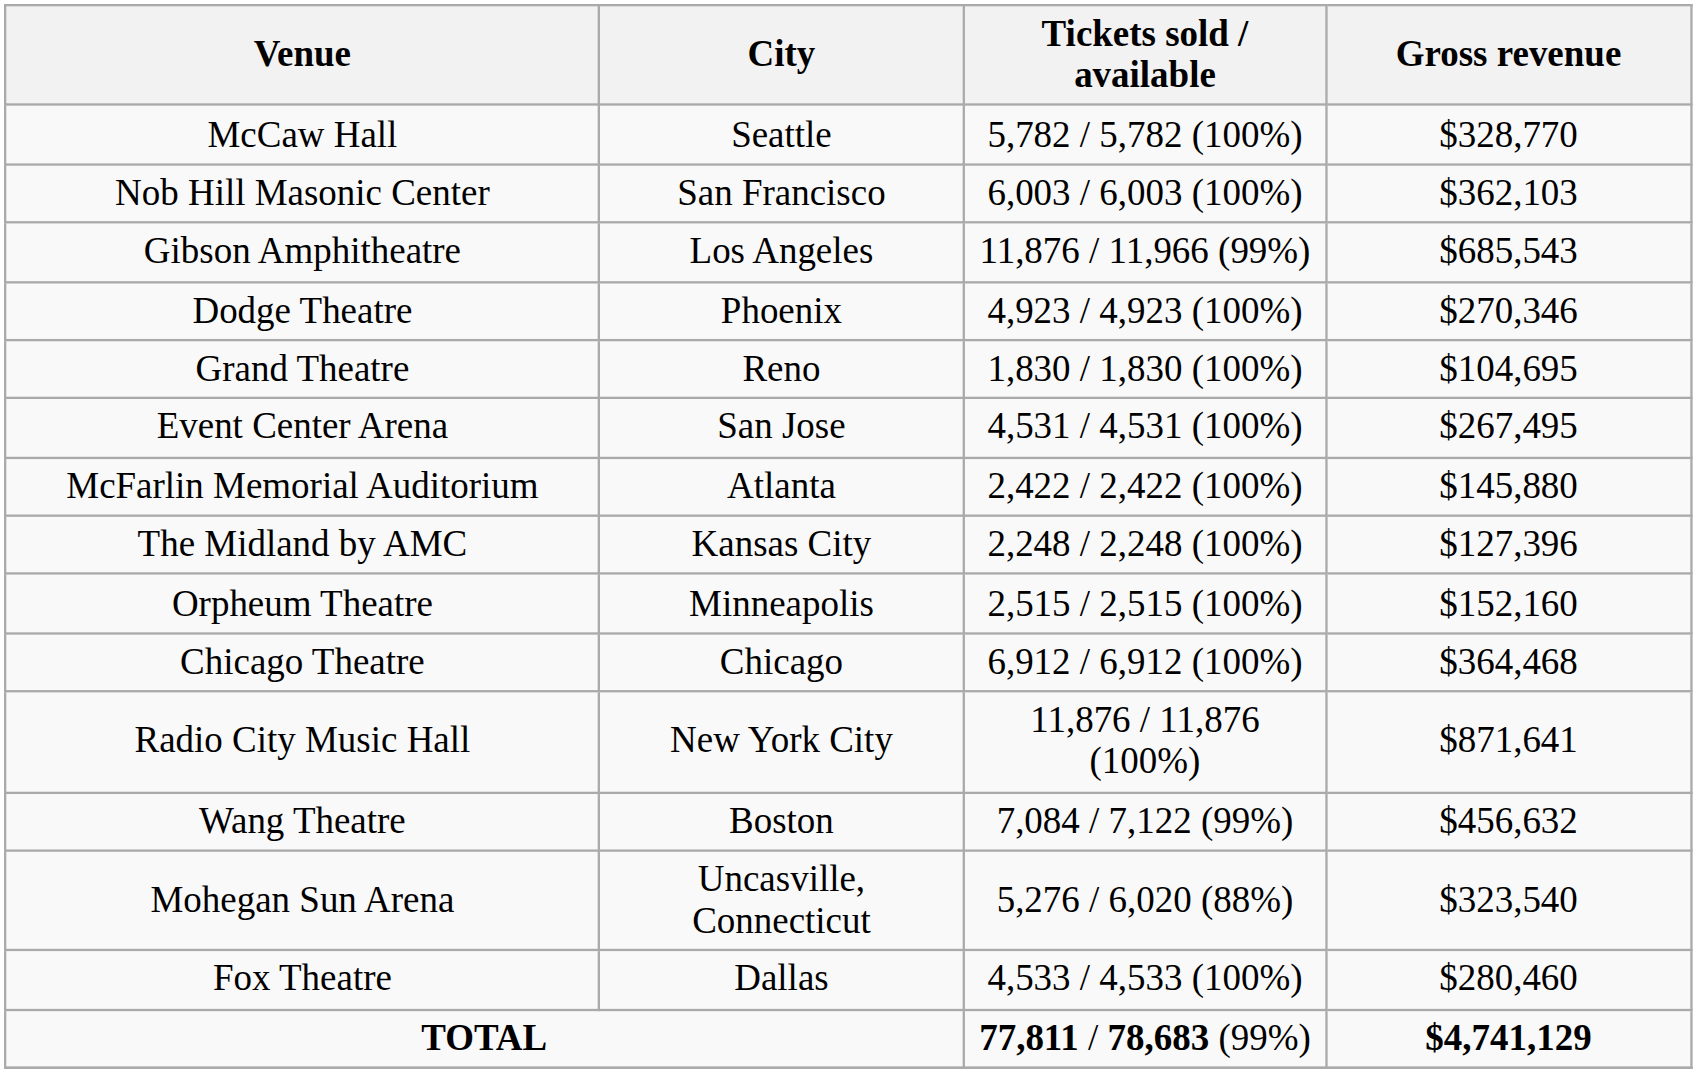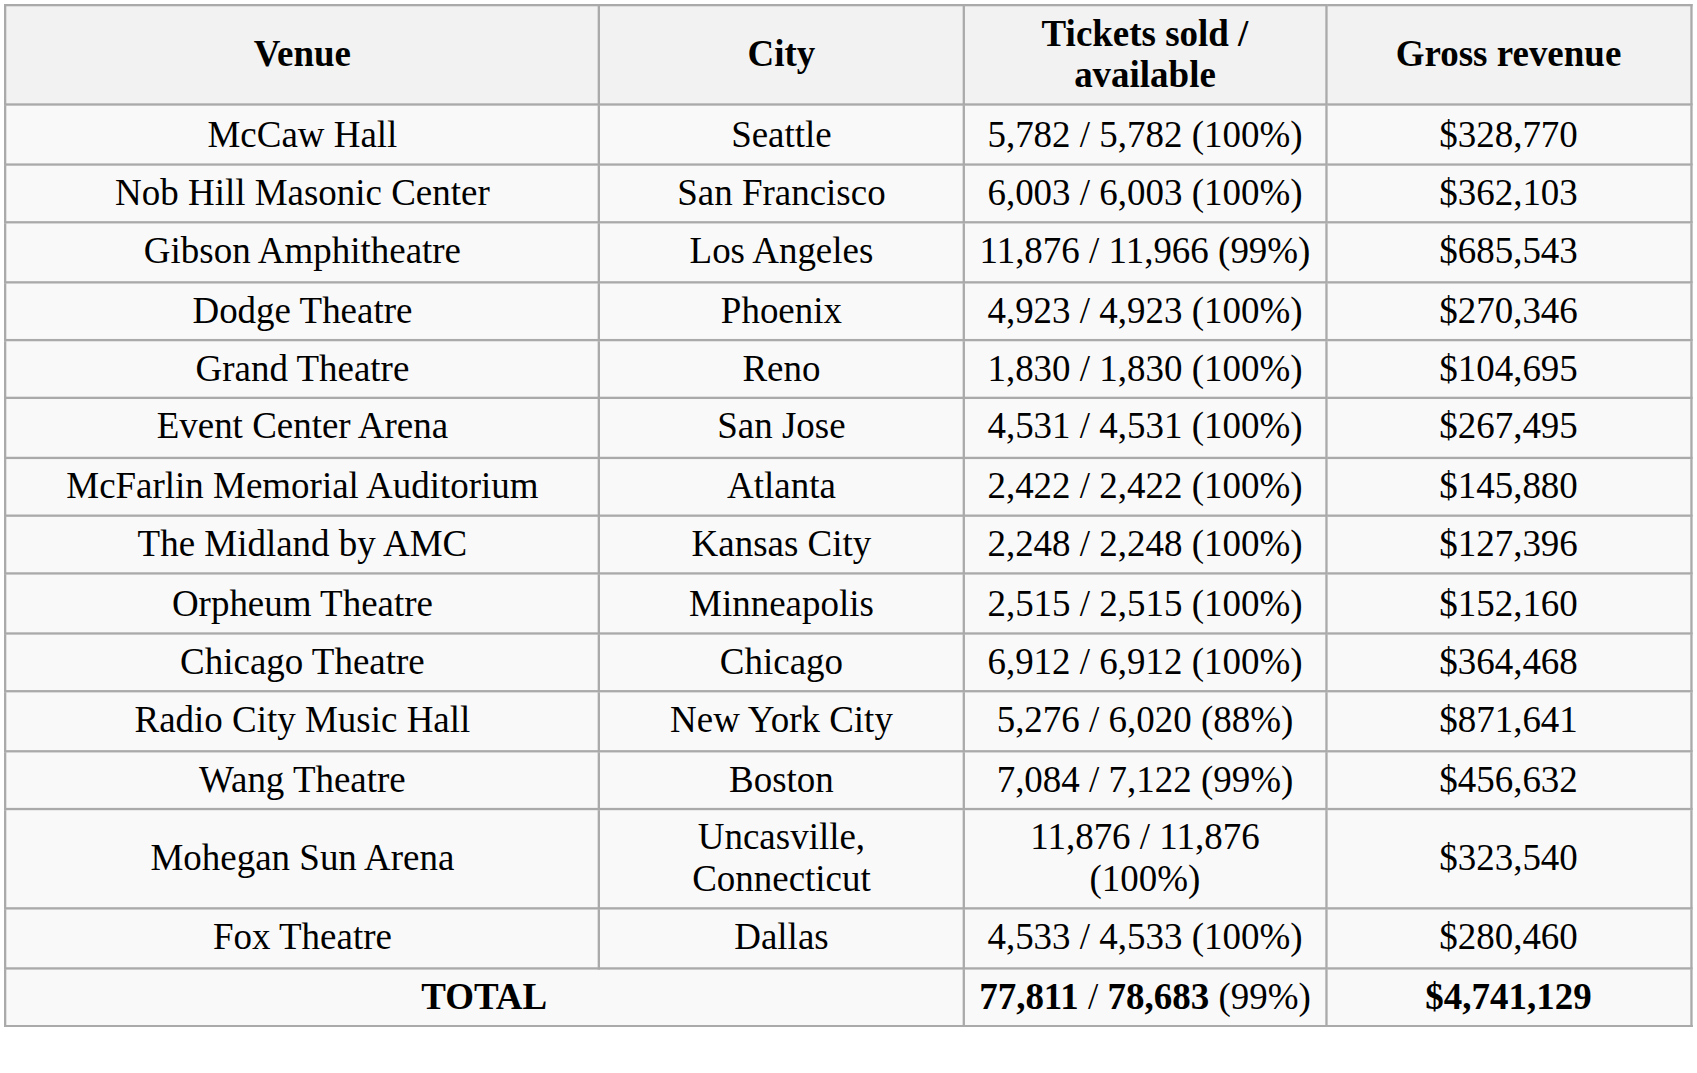(1145, 740) 11,876 / 11,876 (100%) -> (1145, 720) 5,276 / 6,020 (88%)
(1145, 899) 5,276 / 6,020 (88%) -> (1145, 858) 11,876 / 11,876 (100%)
